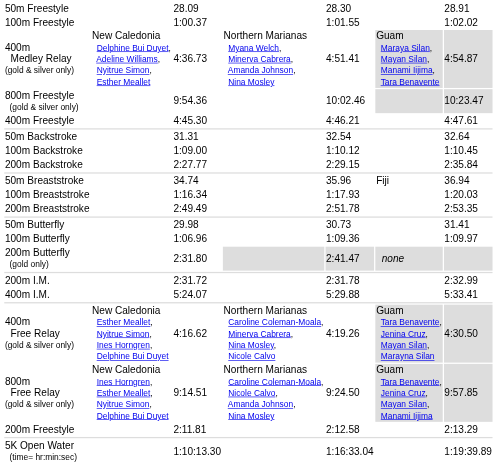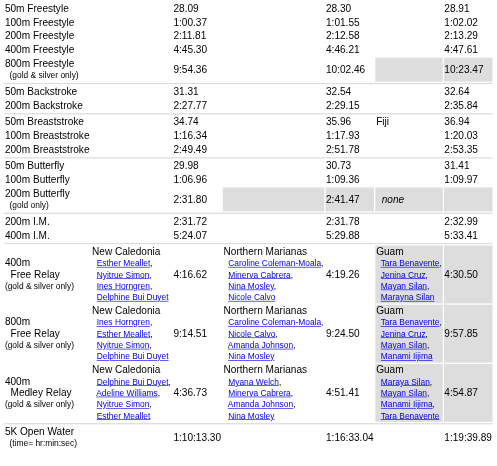rows swapped: (40, 429) <-> (39, 59)
rows swapped: (40, 120) <-> (42, 101)
- row: (44, 151)
